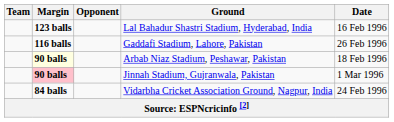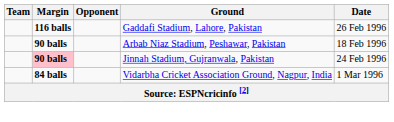- row: (218, 28)
(51, 59) lightyellow background -> (51, 43) no background
(360, 75) 1 Mar 1996 -> (361, 59) 24 Feb 1996
(362, 91) 24 Feb 1996 -> (360, 75) 1 Mar 1996
